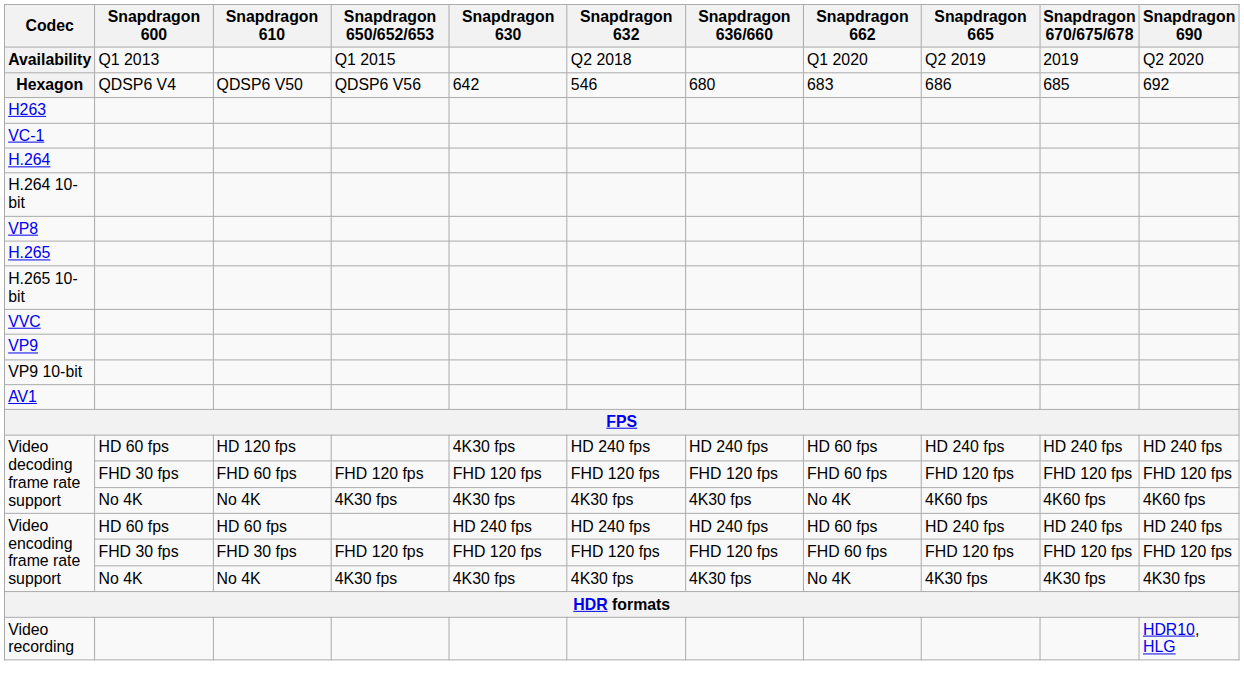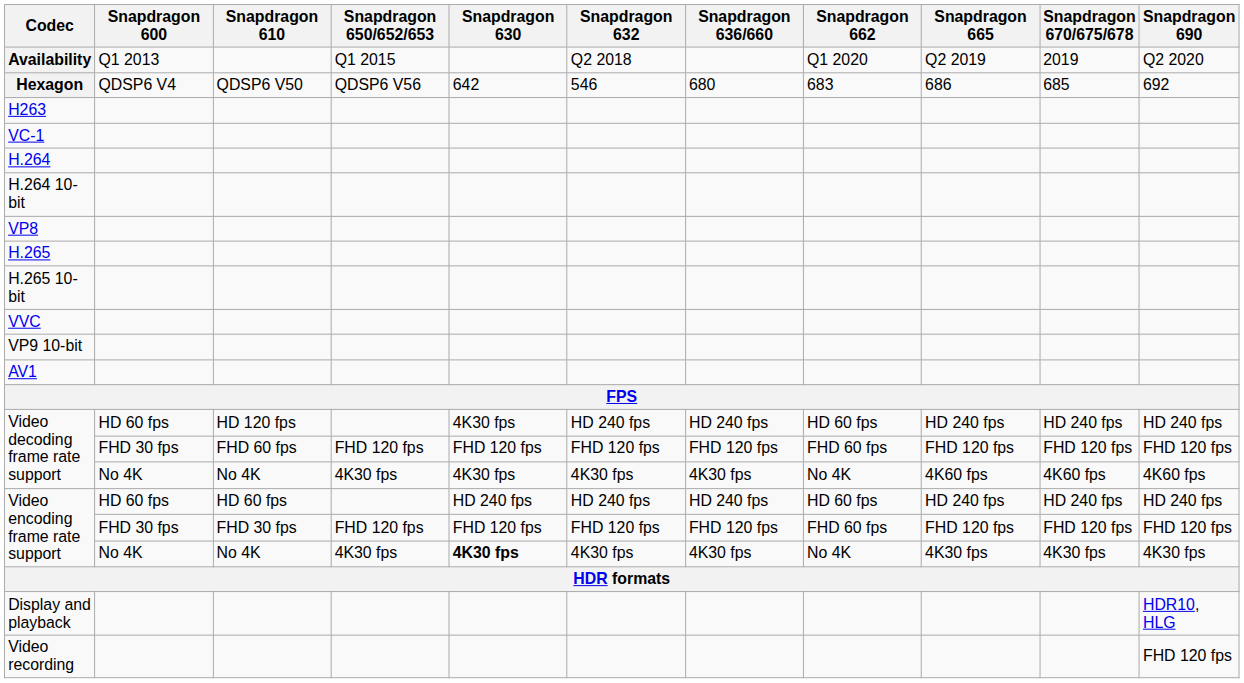- row: (23, 346)
(484, 578) normal -> (486, 553) bold
+ row: (50, 613)
(1171, 638) HDR10, HLG -> (1187, 656) FHD 120 fps
